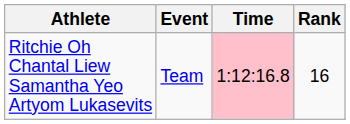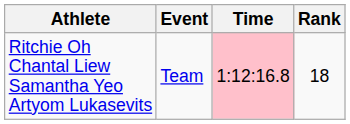(319, 76) 16 -> (319, 76) 18
